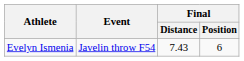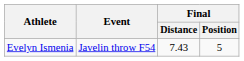(219, 47) 6 -> (219, 47) 5
